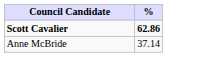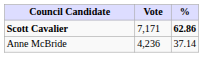+ column: (153, 12)
